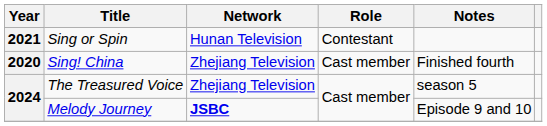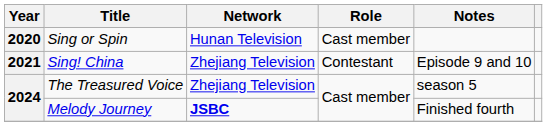(24, 39) 2021 -> (24, 39) 2020
(357, 39) Contestant -> (366, 39) Cast member
(24, 62) 2020 -> (24, 62) 2021
(366, 62) Cast member -> (357, 62) Contestant
(466, 62) Finished fourth -> (474, 62) Episode 9 and 10
(474, 109) Episode 9 and 10 -> (466, 109) Finished fourth
